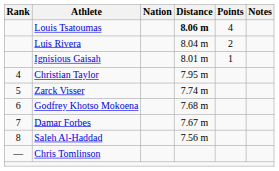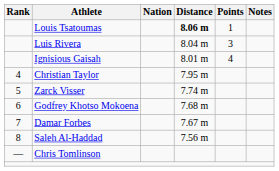(230, 28) 4 -> (230, 28) 1
(230, 43) 2 -> (230, 43) 3
(230, 59) 1 -> (230, 59) 4
